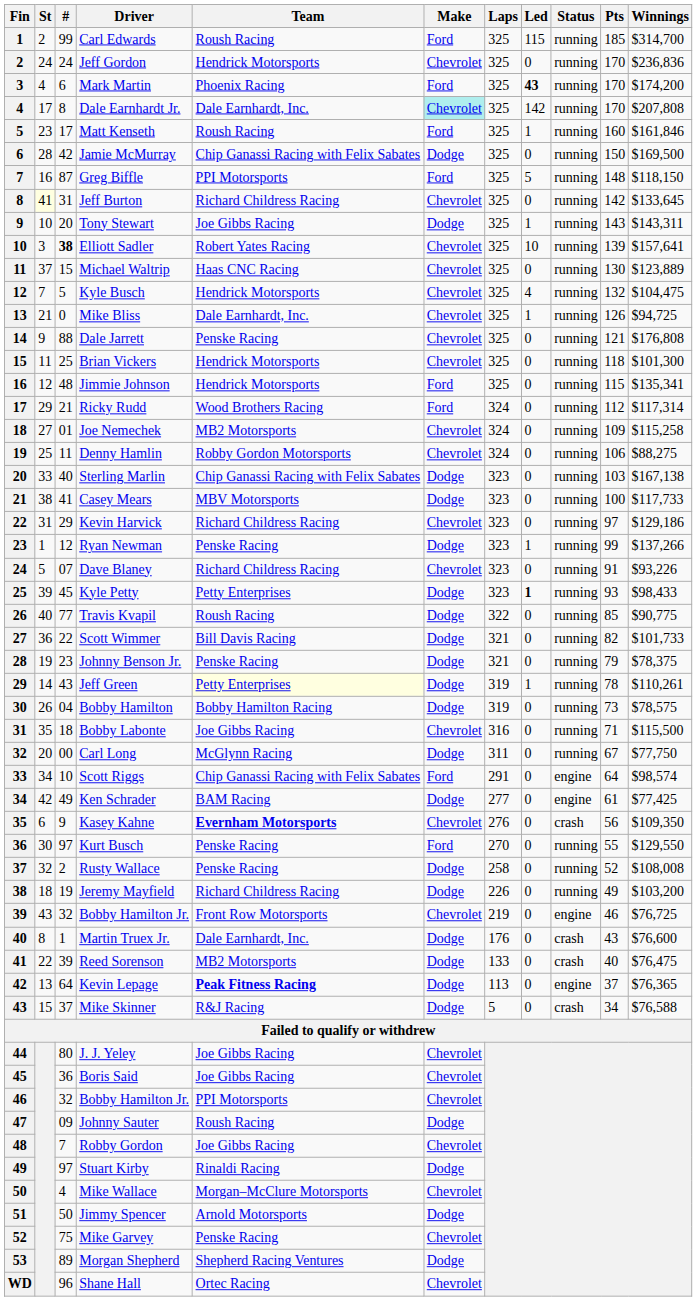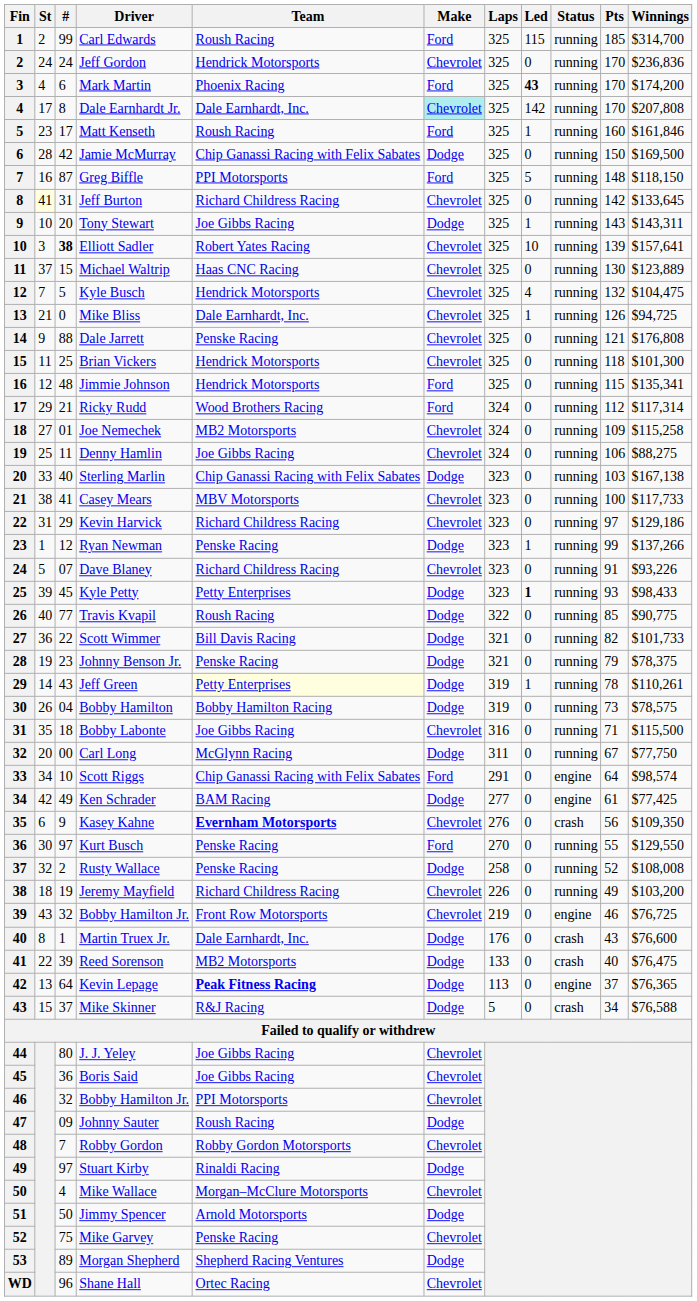(273, 454) Robby Gordon Motorsports -> (245, 454) Joe Gibbs Racing
(445, 500) Dodge -> (454, 500) Chevrolet
(445, 892) Dodge -> (454, 892) Chevrolet
(245, 1146) Joe Gibbs Racing -> (273, 1146) Robby Gordon Motorsports
